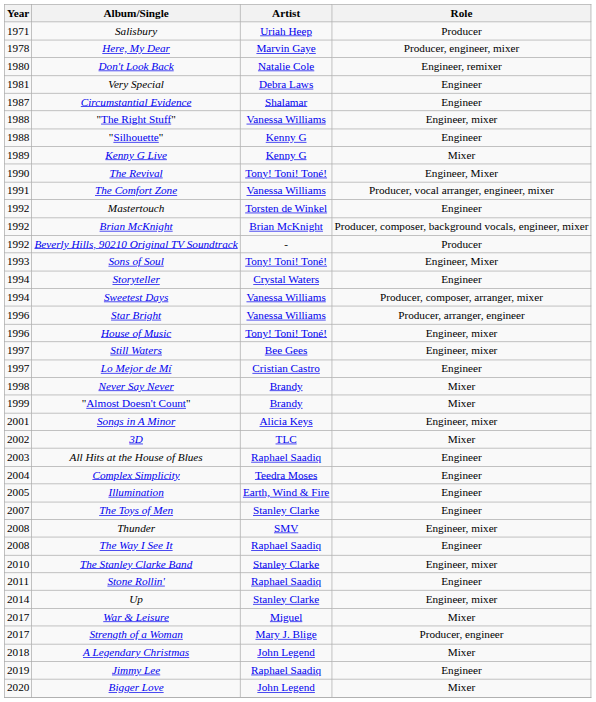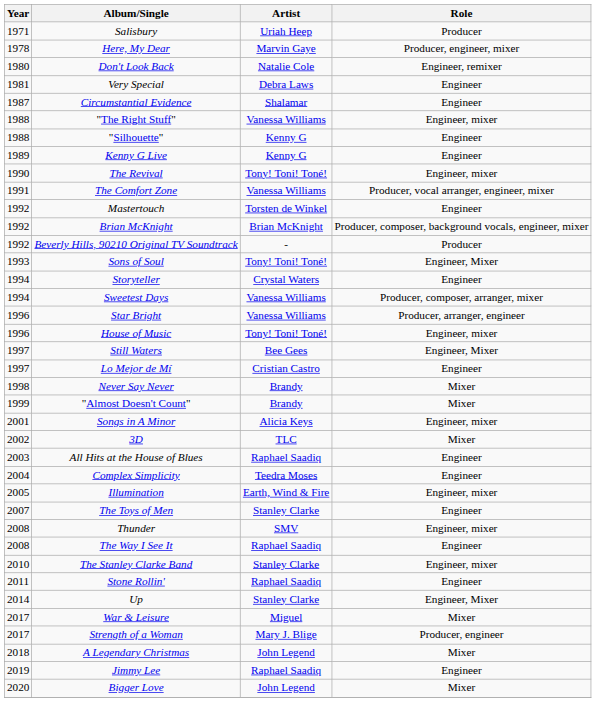(461, 155) Mixer -> (461, 155) Engineer
(461, 173) Engineer, Mixer -> (461, 173) Engineer, mixer
(461, 350) Engineer, mixer -> (461, 350) Engineer, Mixer
(461, 492) Engineer -> (461, 492) Engineer, mixer
(461, 599) Engineer, mixer -> (461, 599) Engineer, Mixer
